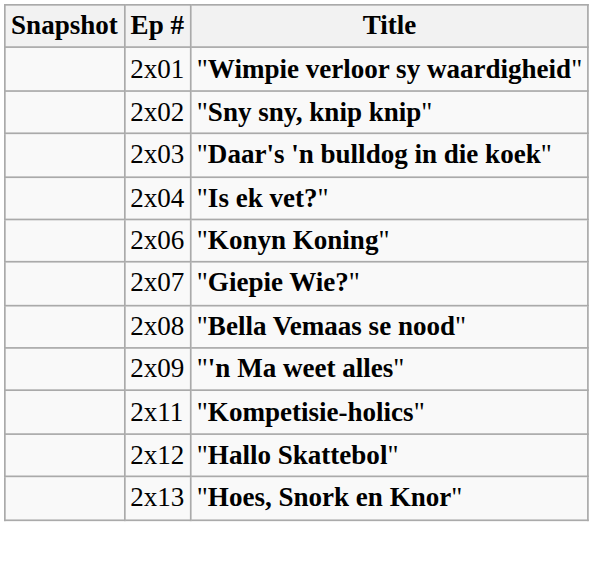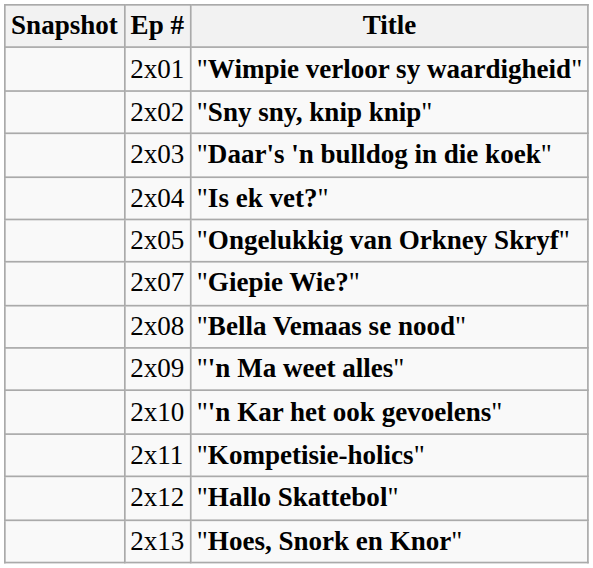+ row: (383, 240)
- row: (293, 240)
+ row: (350, 411)
